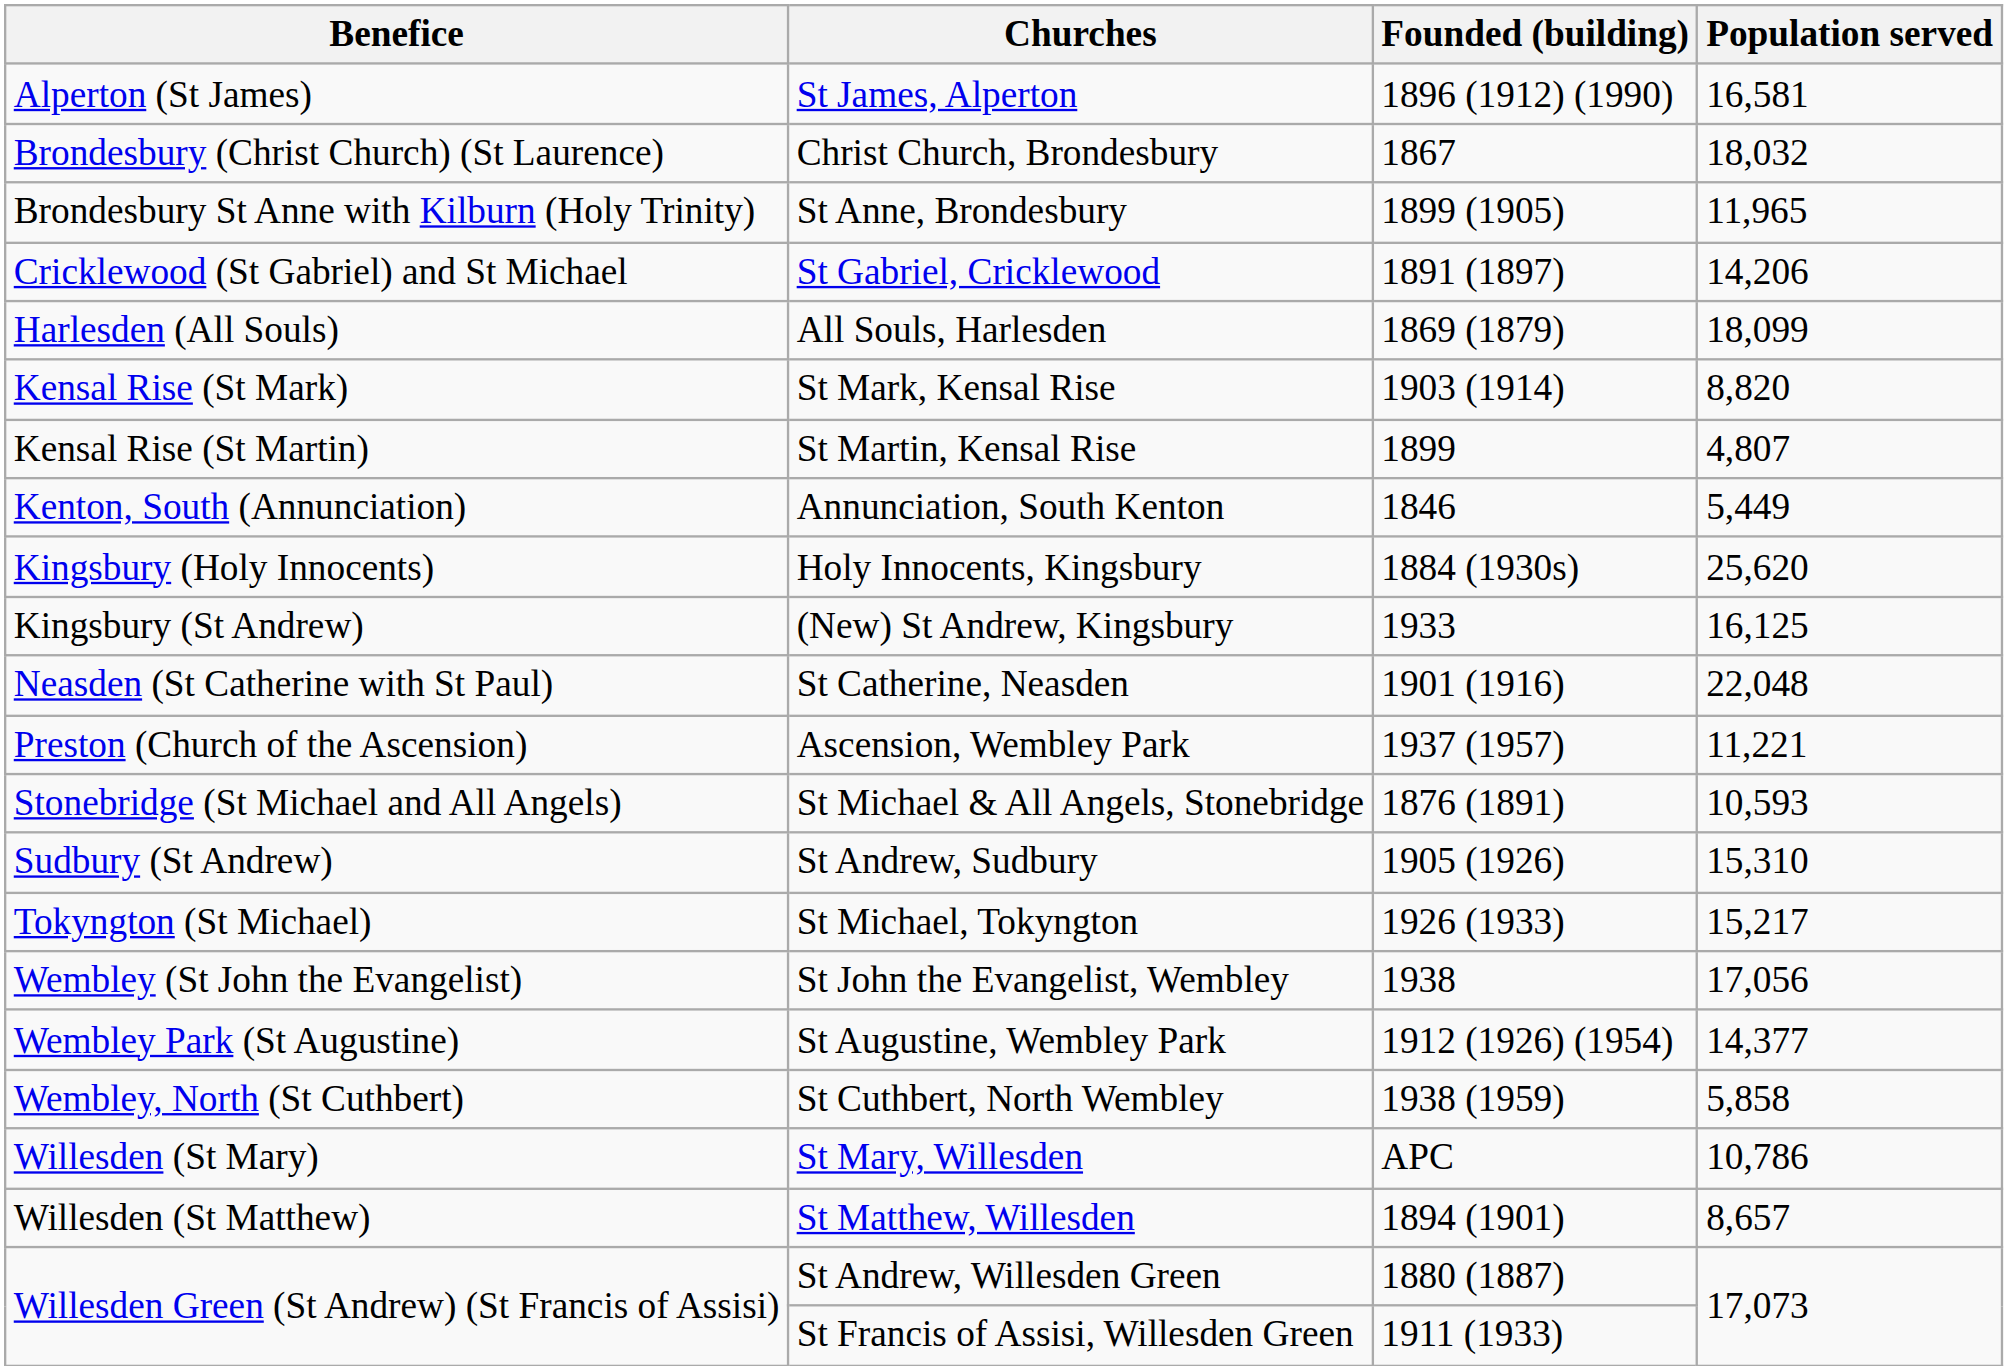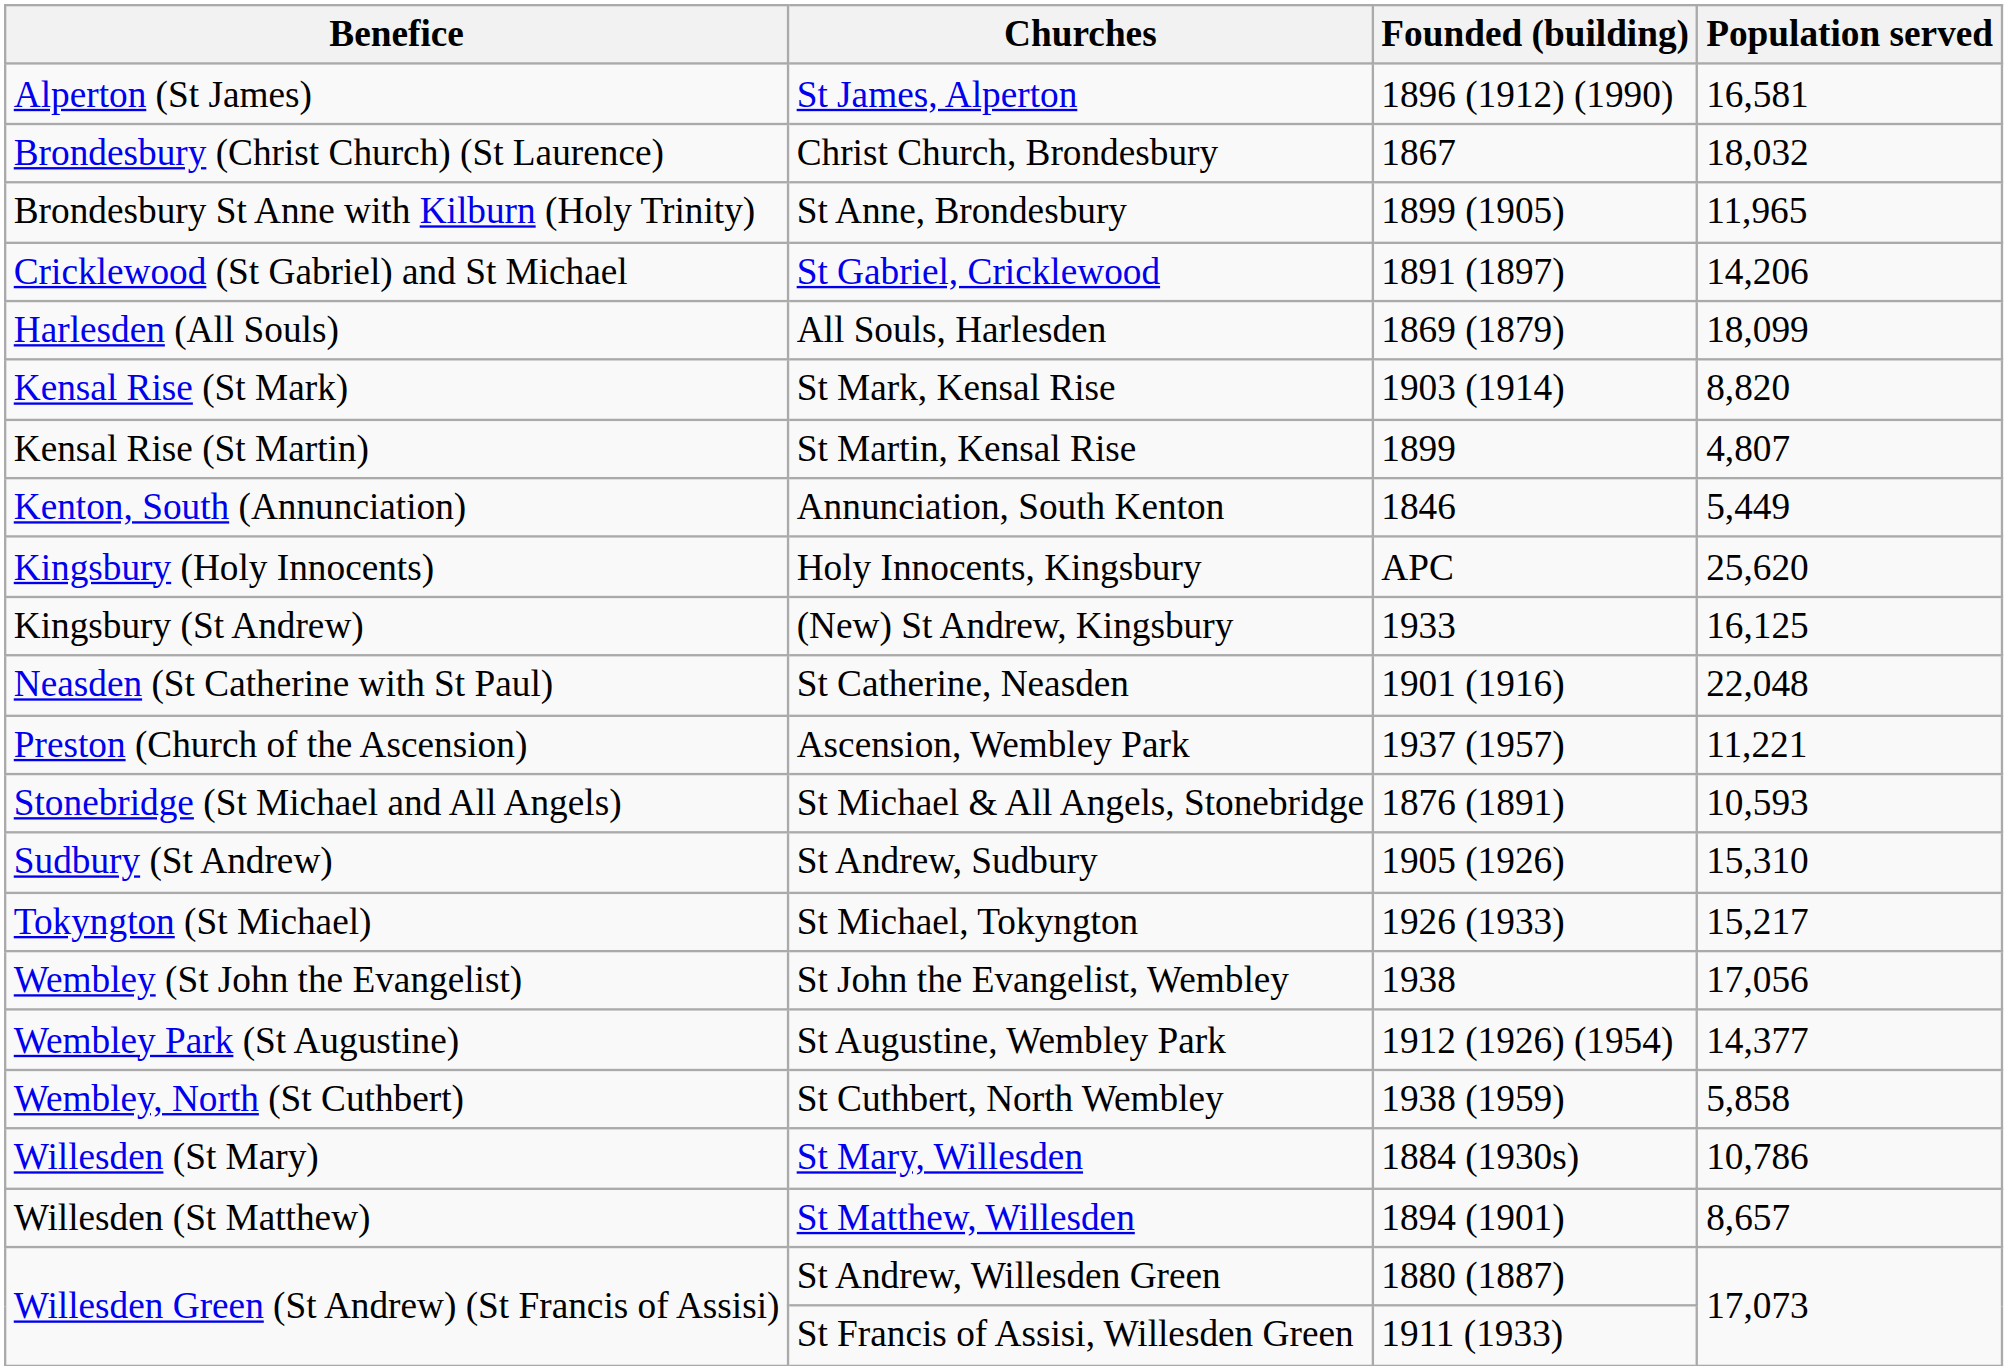(1480, 566) 1884 (1930s) -> (1418, 566) APC
(1418, 1157) APC -> (1480, 1157) 1884 (1930s)
